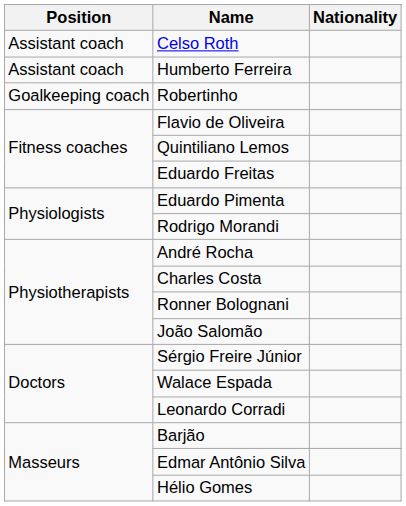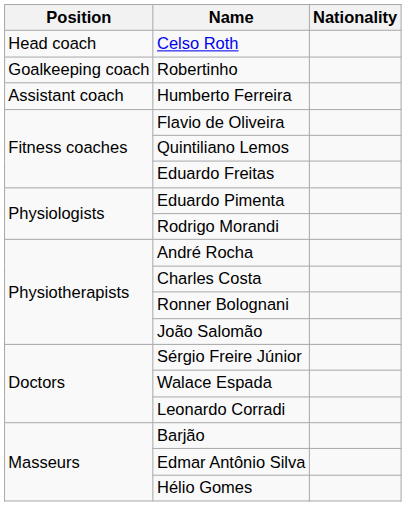(66, 43) Assistant coach -> (52, 43) Head coach
rows swapped: (224, 69) <-> (197, 95)
